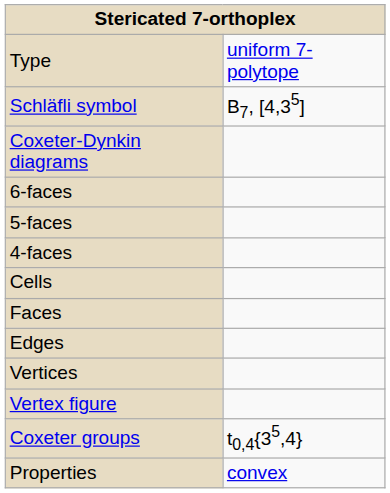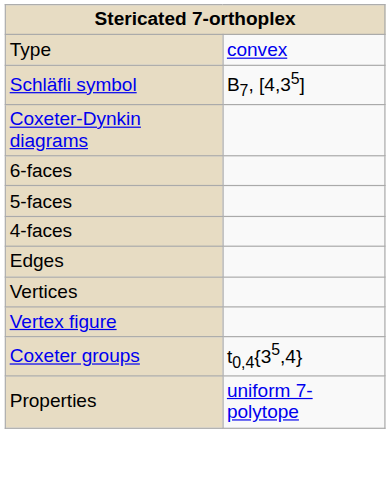(270, 60) uniform 7-polytope -> (257, 49) convex
- row: (31, 282)
- row: (36, 312)
(257, 472) convex -> (270, 401) uniform 7-polytope
